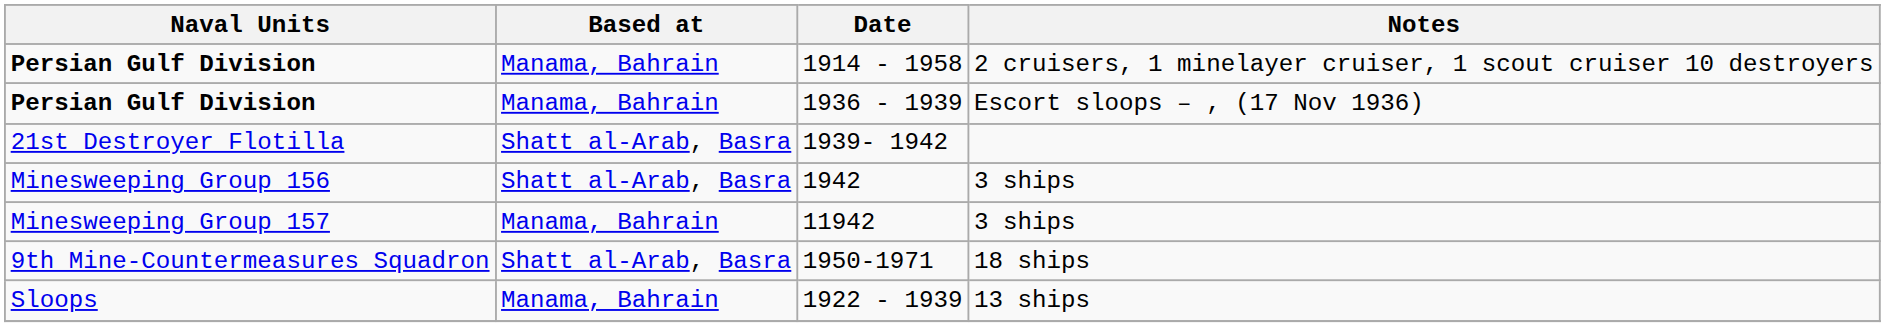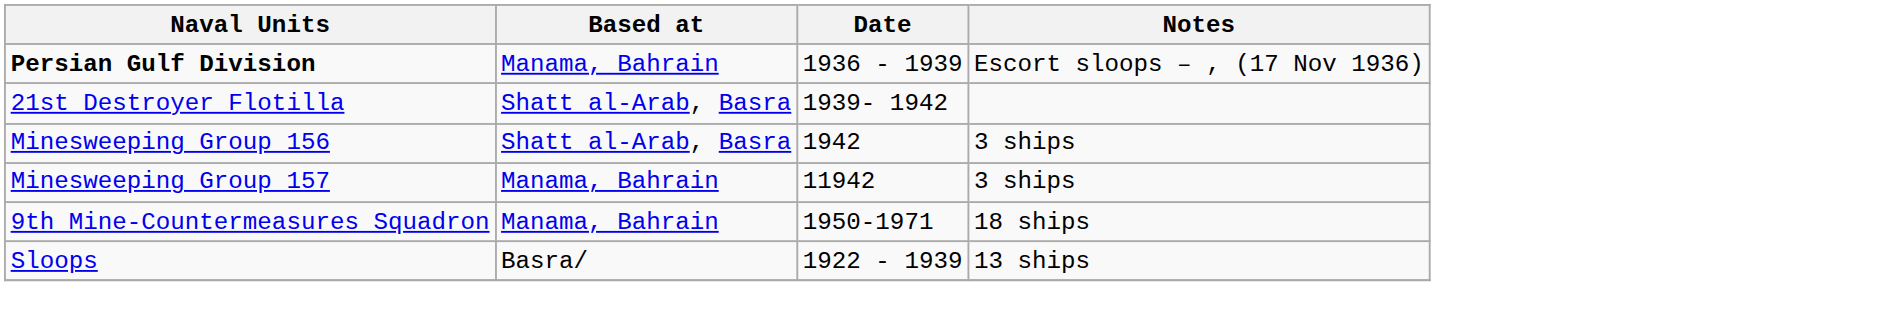- row: (883, 64)
(646, 261) Shatt al-Arab, Basra -> (610, 222) Manama, Bahrain
(610, 300) Manama, Bahrain -> (545, 261) Basra/
